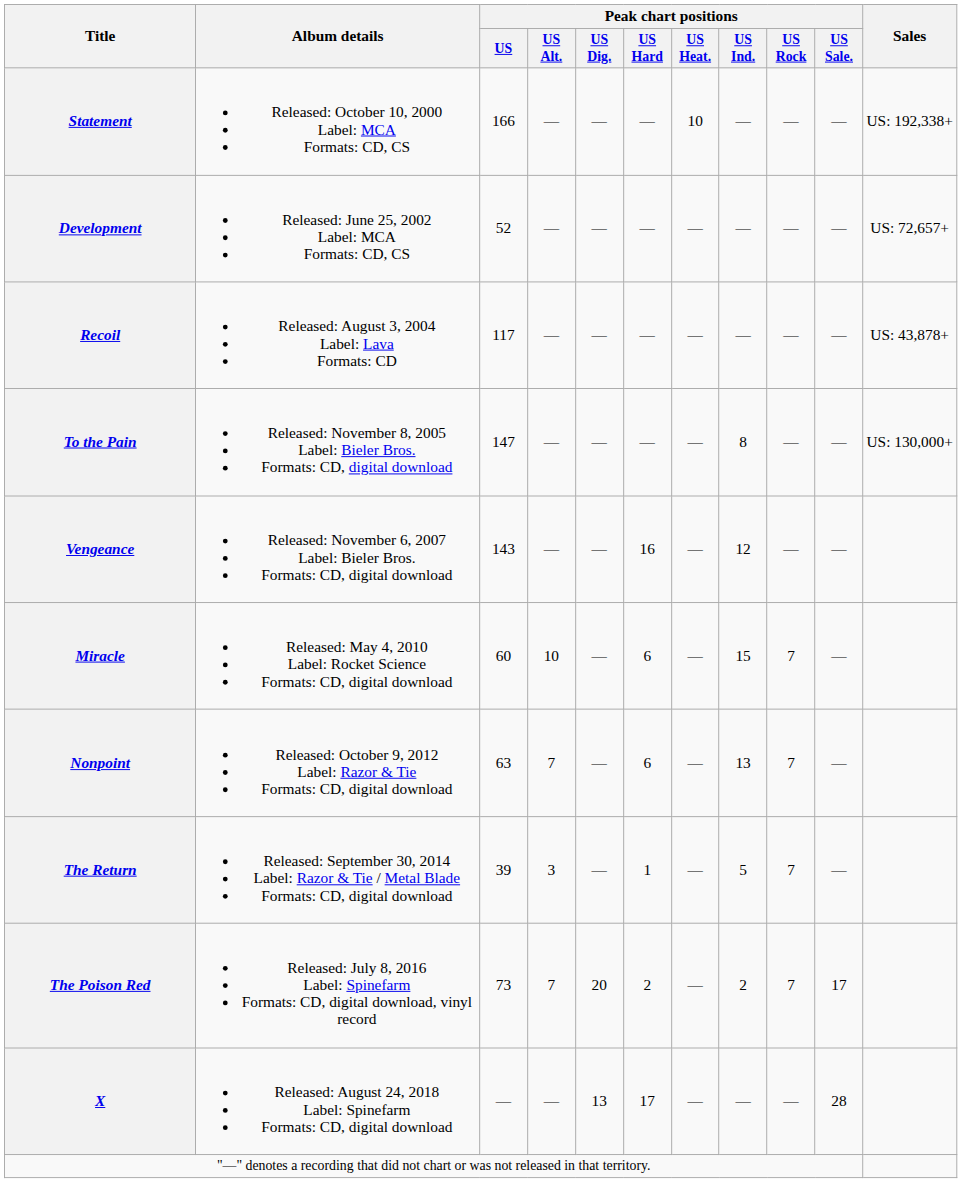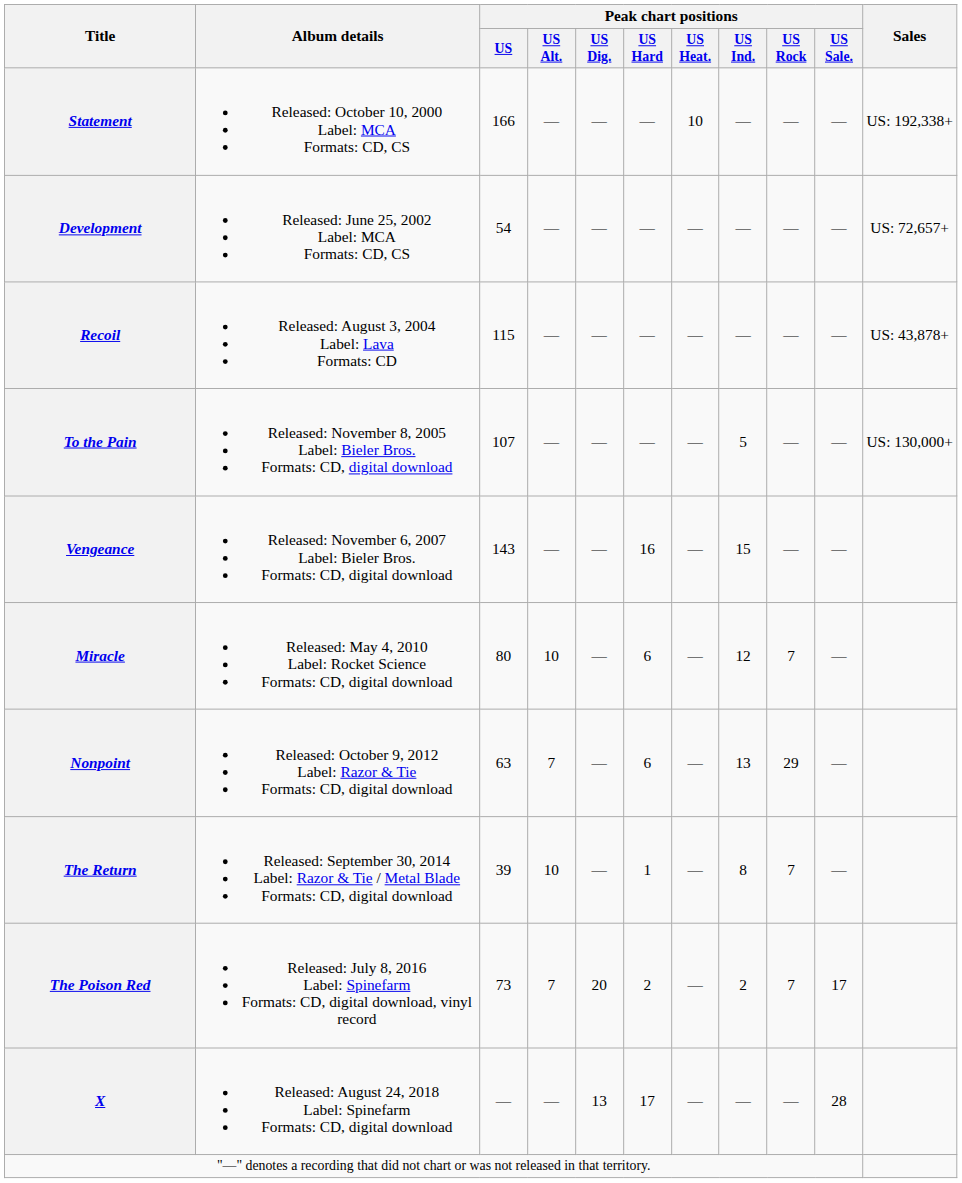(503, 228) 52 -> (503, 228) 54
(503, 335) 117 -> (503, 335) 115
(503, 442) 147 -> (503, 442) 107
(743, 442) 8 -> (743, 442) 5
(743, 549) 12 -> (743, 549) 15
(503, 656) 60 -> (503, 656) 80
(743, 656) 15 -> (743, 656) 12
(791, 762) 7 -> (791, 762) 29
(551, 869) 3 -> (551, 869) 10
(743, 869) 5 -> (743, 869) 8
